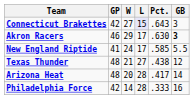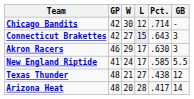+ row: (42, 24)
(175, 37) bold -> (175, 50) normal
- row: (49, 88)
